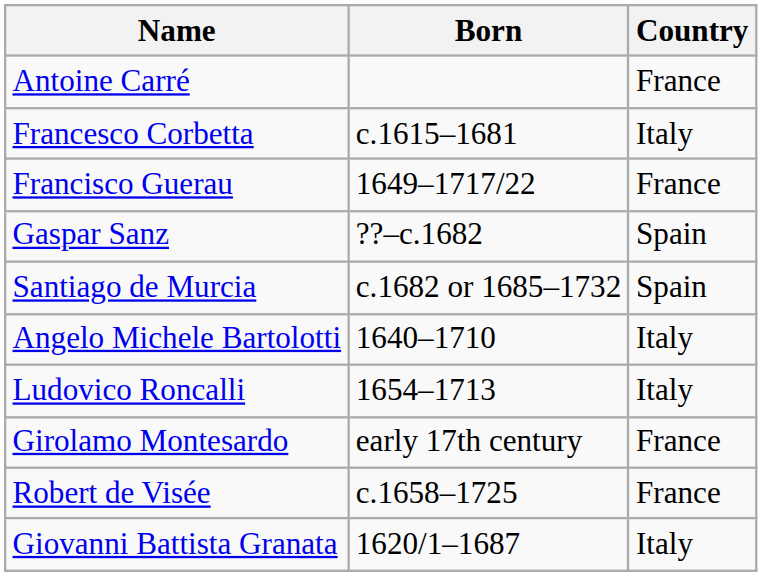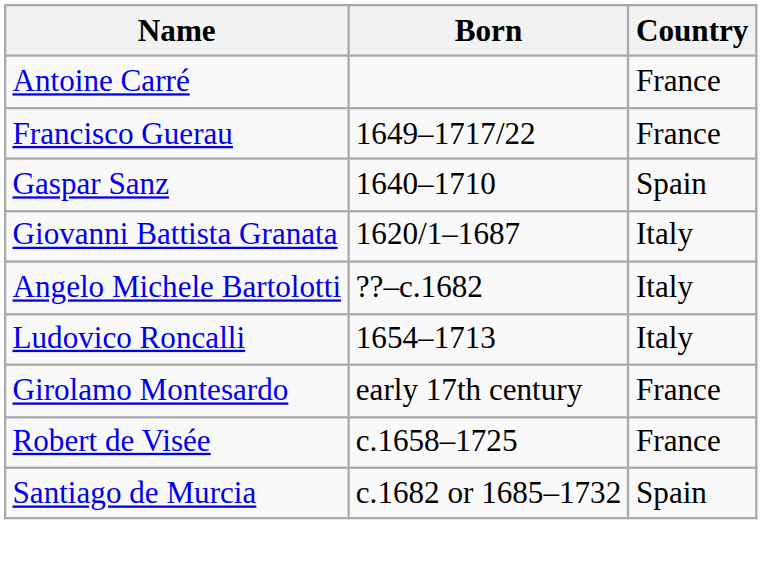- row: (133, 132)
(419, 235) ??–c.1682 -> (426, 183) 1640–1710
rows swapped: (175, 543) <-> (134, 286)
(426, 338) 1640–1710 -> (419, 286) ??–c.1682
